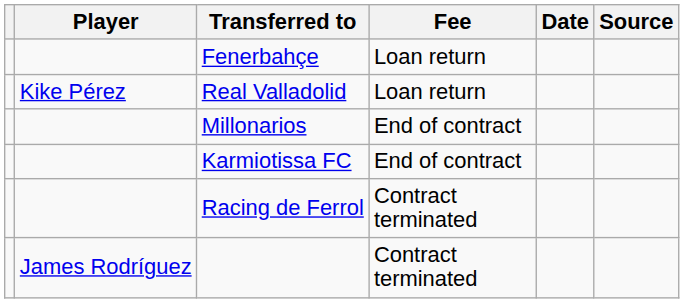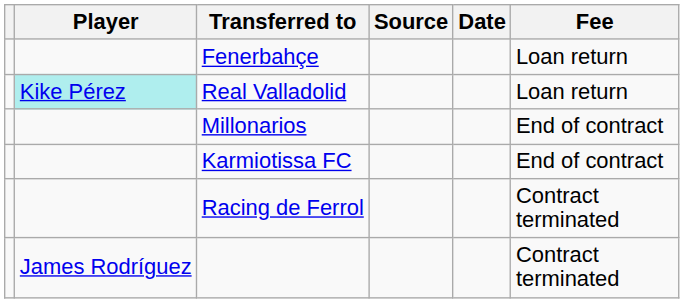columns swapped: (453, 21) <-> (636, 21)
(73, 91) no background -> (73, 91) paleturquoise background
